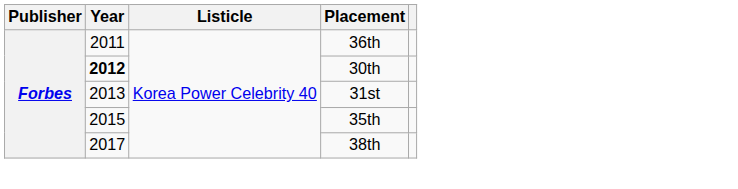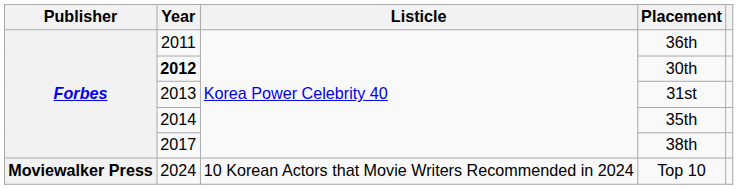(107, 119) 2015 -> (178, 119) 2014
+ row: (682, 171)
